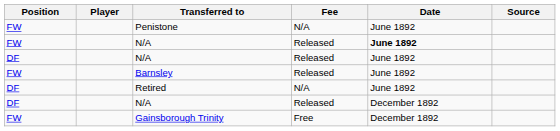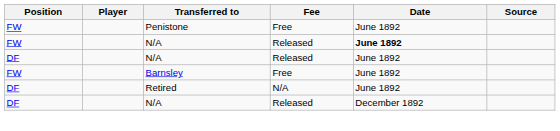(302, 27) N/A -> (282, 27) Free
(314, 73) Released -> (282, 73) Free
- row: (14, 118)
